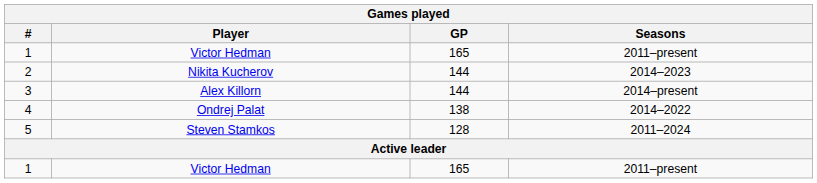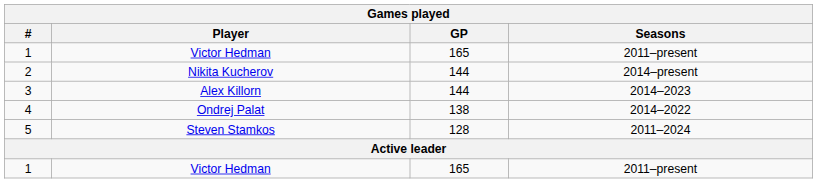(660, 72) 2014–2023 -> (660, 72) 2014–present
(660, 91) 2014–present -> (660, 91) 2014–2023
